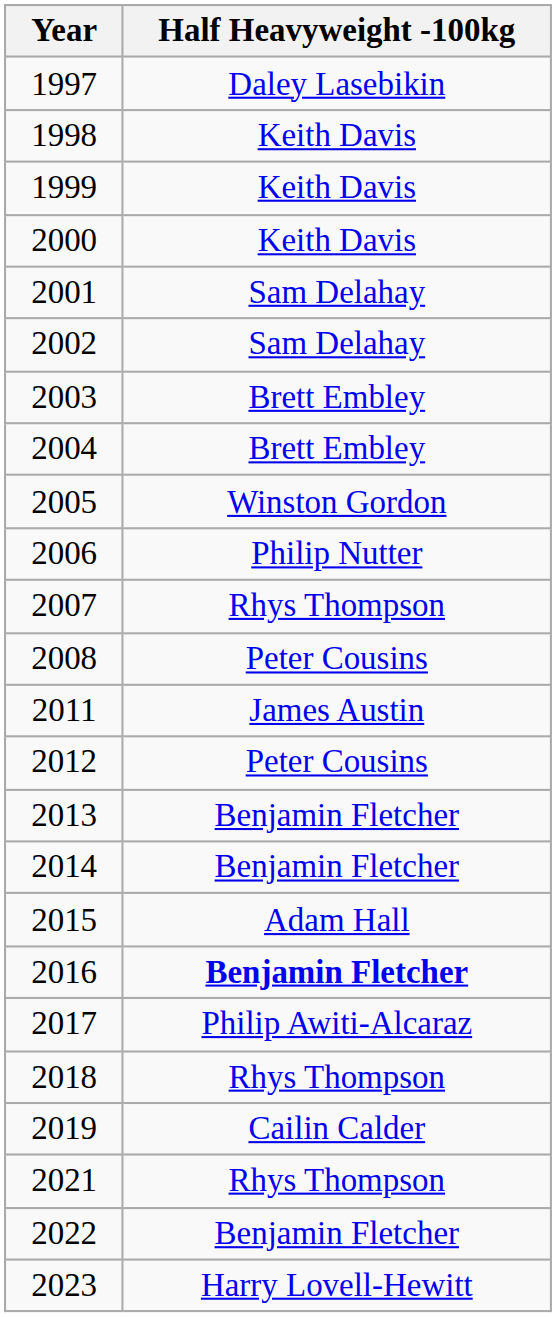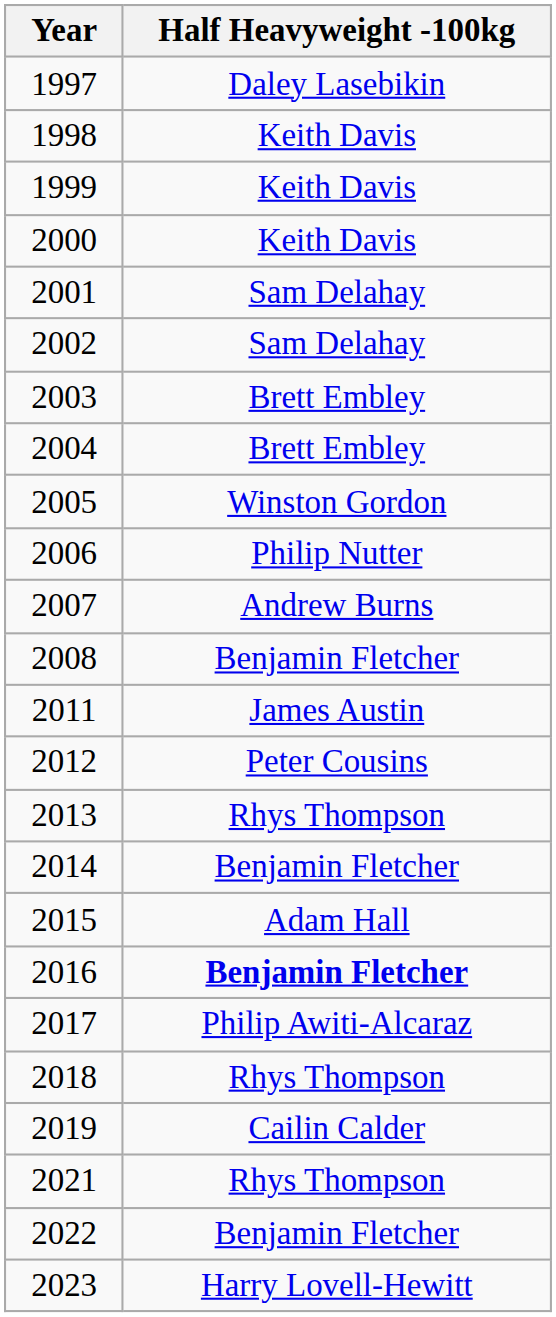(337, 605) Rhys Thompson -> (337, 605) Andrew Burns
(337, 657) Peter Cousins -> (337, 657) Benjamin Fletcher
(337, 814) Benjamin Fletcher -> (337, 814) Rhys Thompson
